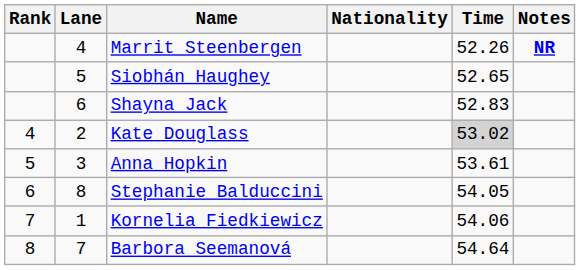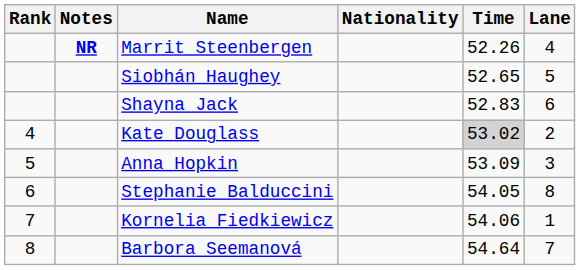columns swapped: (81, 19) <-> (544, 19)
(483, 163) 53.61 -> (494, 163) 53.09
